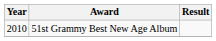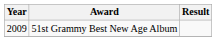(17, 28) 2010 -> (17, 28) 2009
